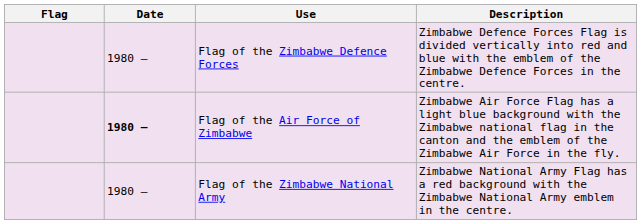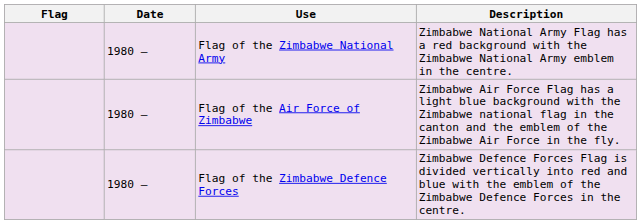rows swapped: (296, 191) <-> (293, 58)
(127, 127) bold -> (127, 114) normal
